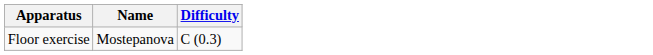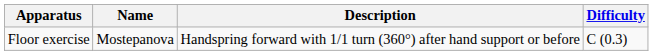+ column: (380, 15)
